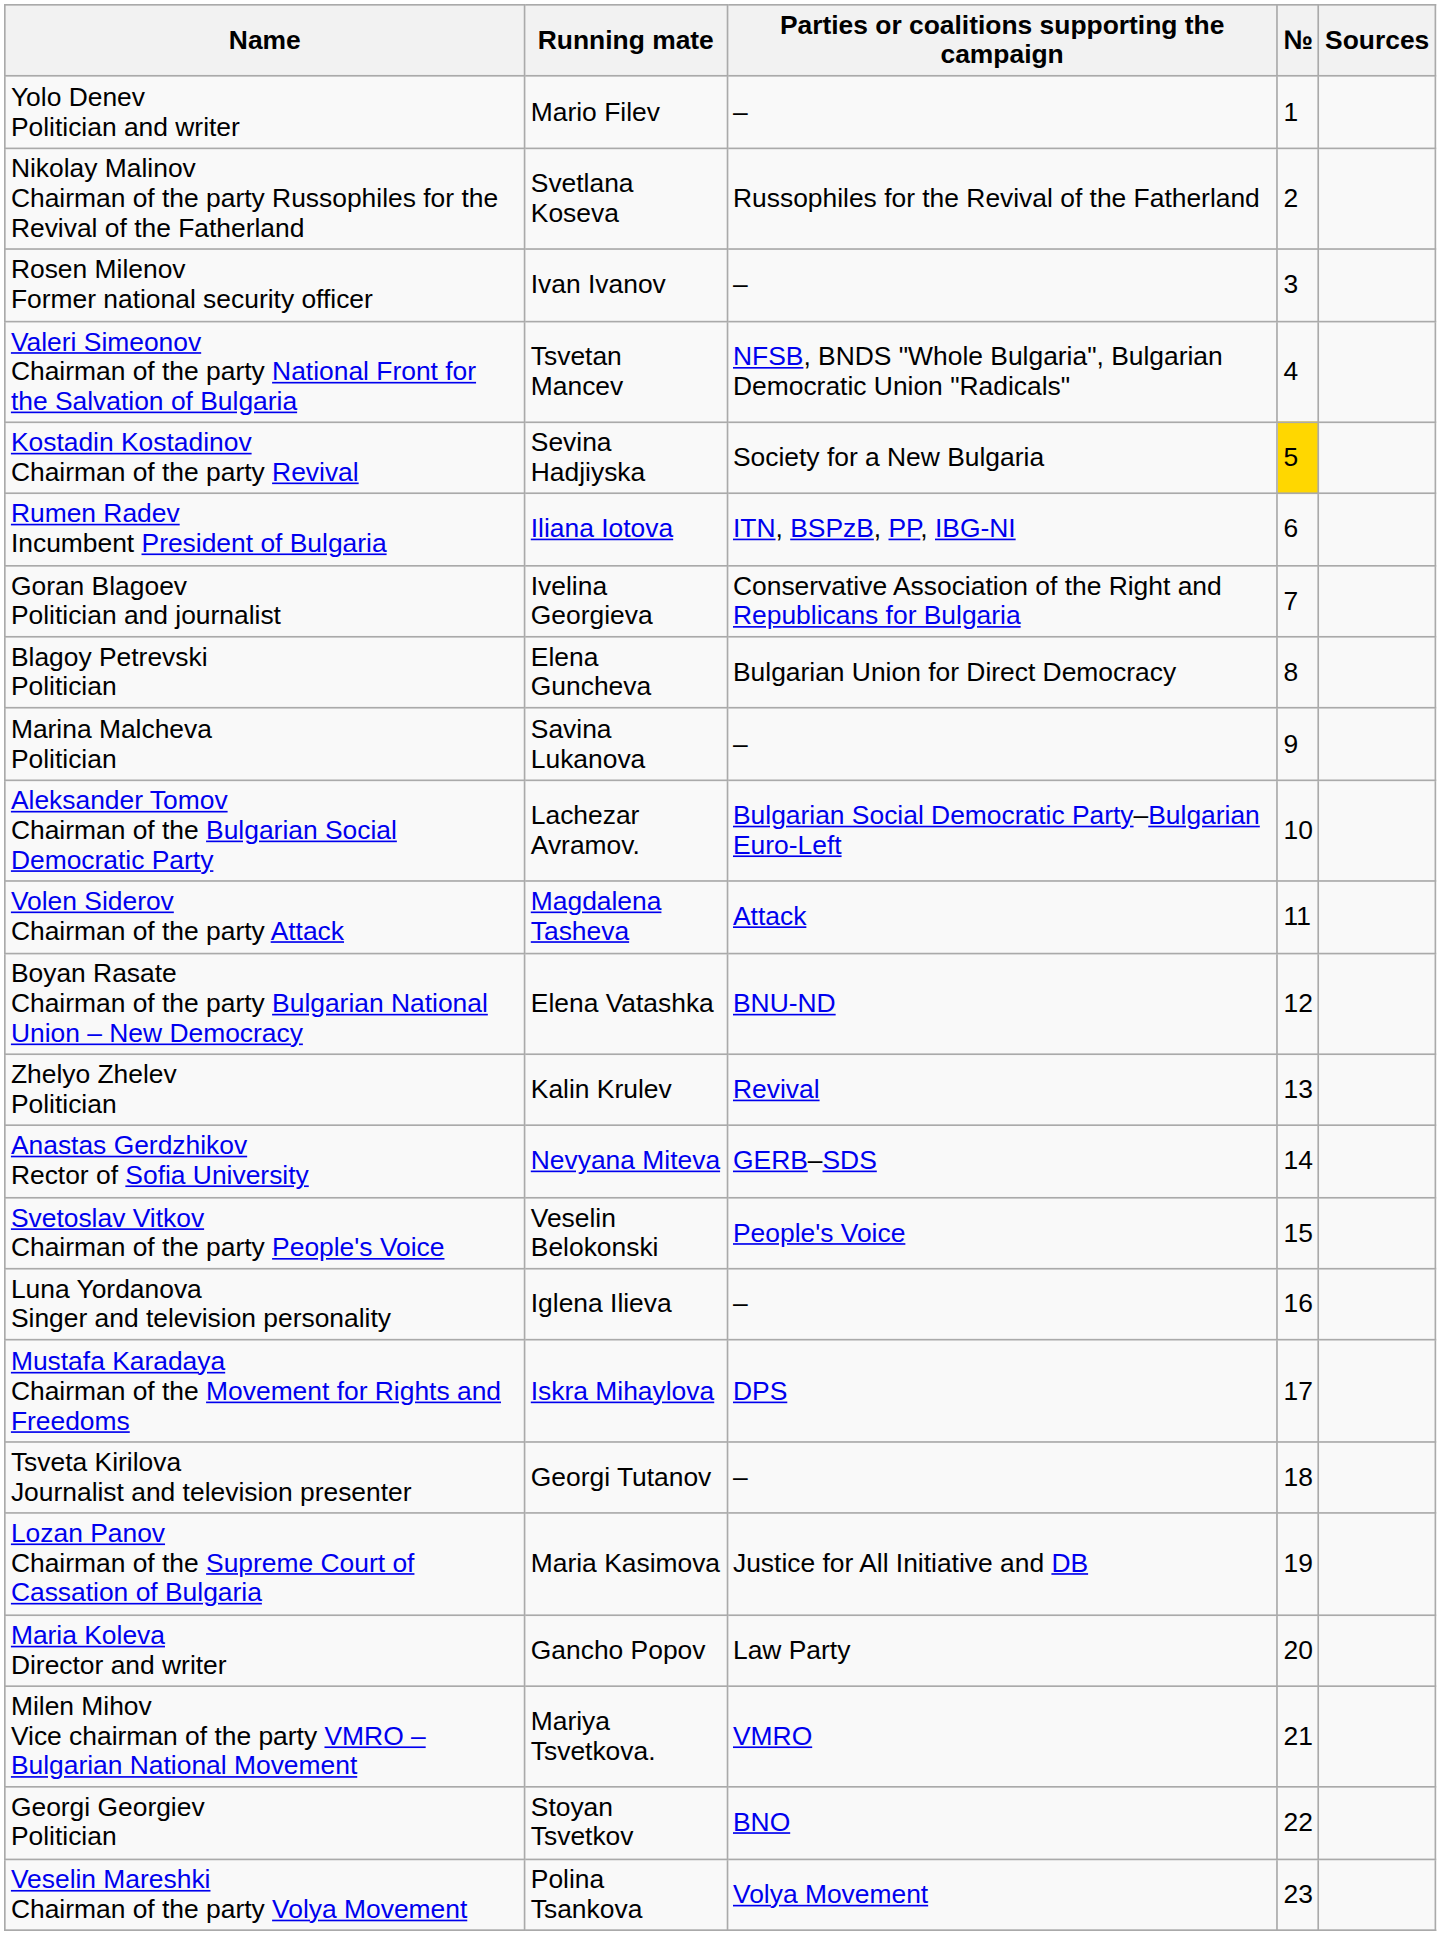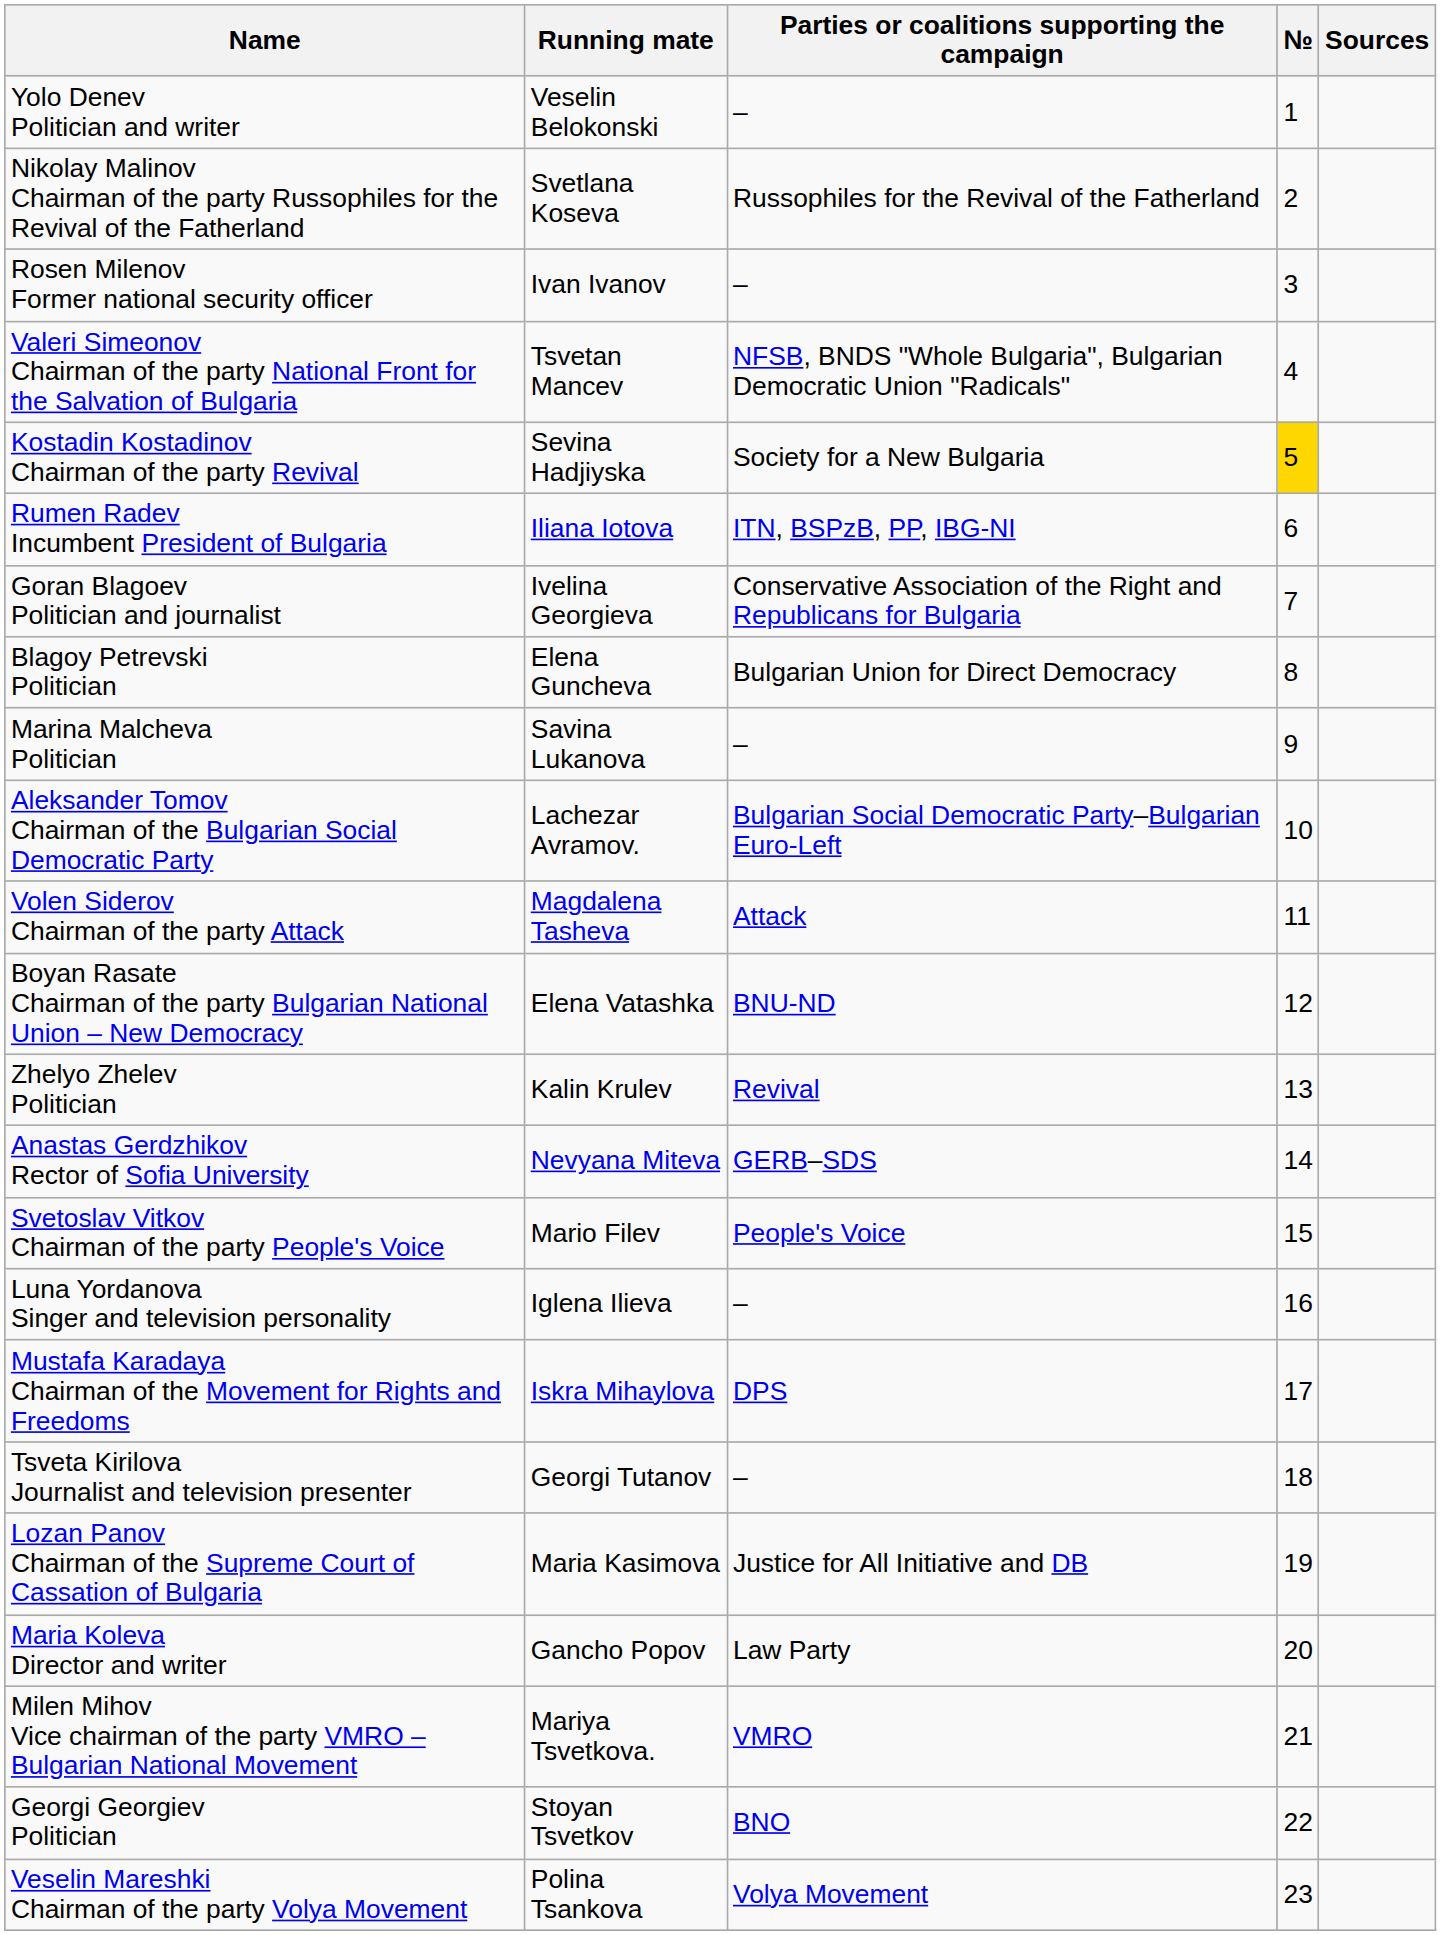(595, 111) Mario Filev -> (595, 111) Veselin Belokonski
(595, 1232) Veselin Belokonski -> (595, 1232) Mario Filev
